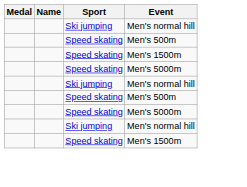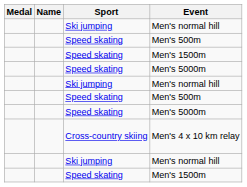+ row: (106, 137)
